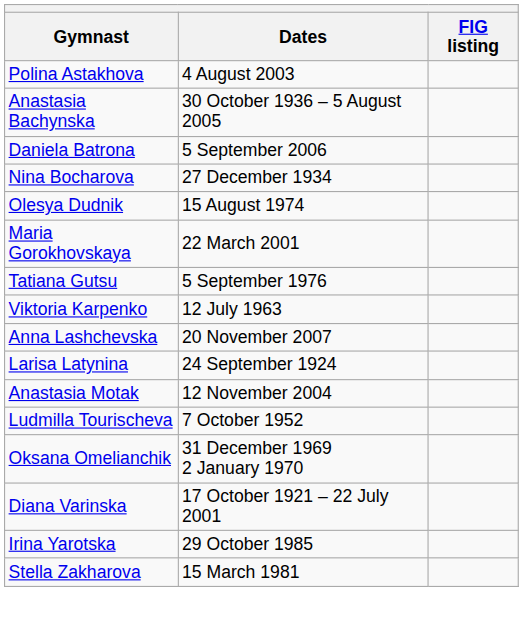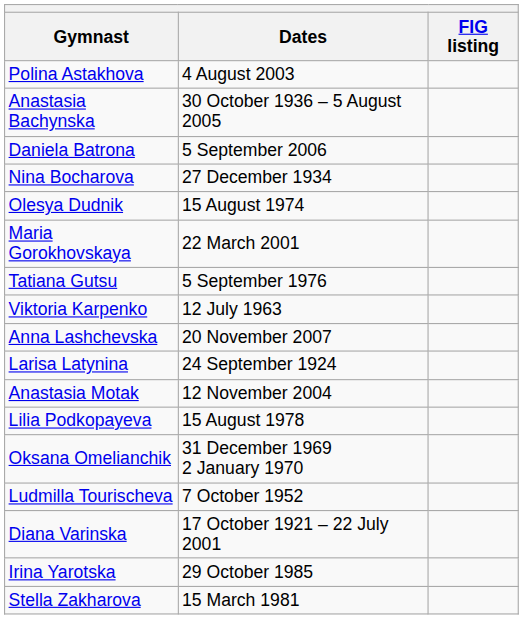+ row: (80, 420)
rows swapped: (90, 458) <-> (91, 420)
